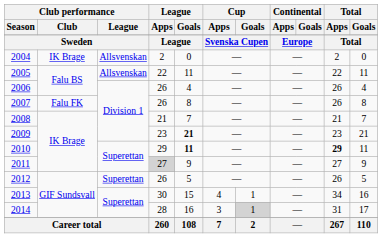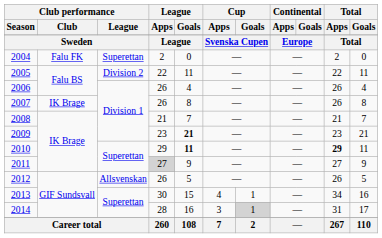(67, 57) IK Brage -> (67, 57) Falu FK
(123, 57) Allsvenskan -> (123, 57) Superettan
(123, 73) Allsvenskan -> (123, 73) Division 2
(67, 103) Falu FK -> (67, 103) IK Brage
(123, 179) Superettan -> (123, 179) Allsvenskan
